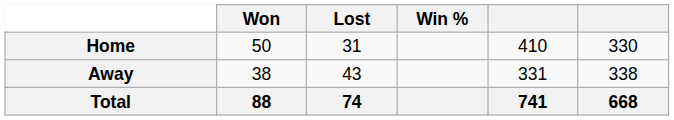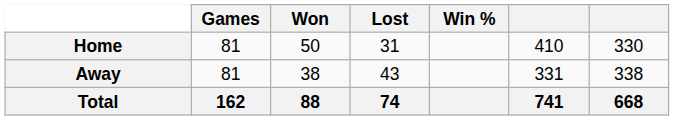+ column: (231, 18)
